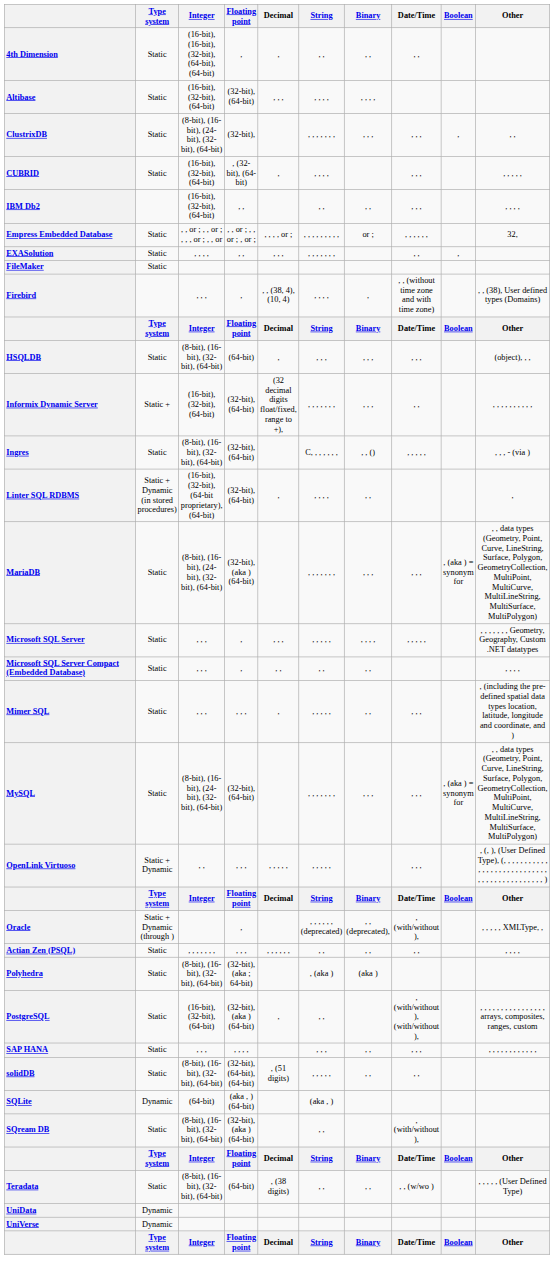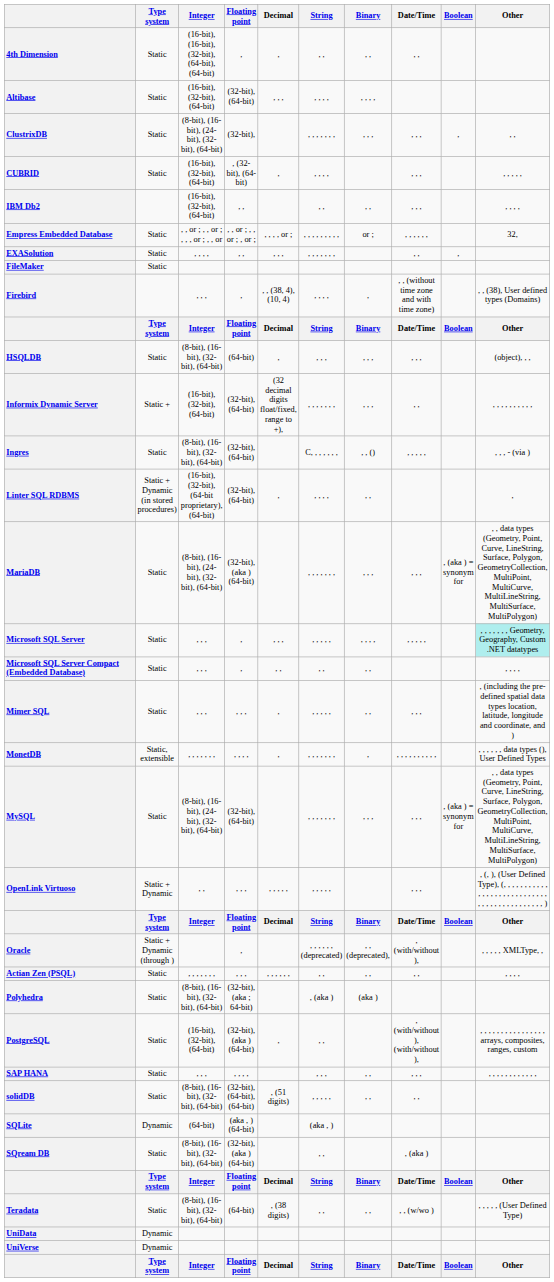(513, 640) no background -> (513, 640) paleturquoise background
+ row: (24, 754)
(417, 1130) , (with/without ), -> (417, 1153) , (aka )
